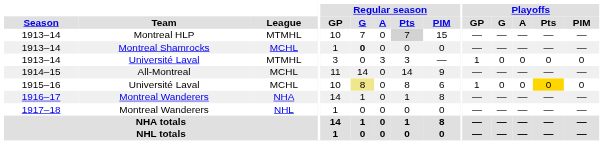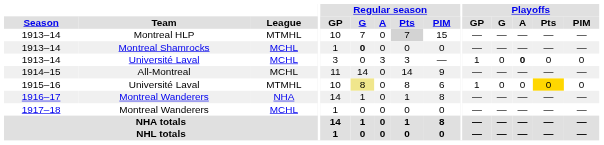(284, 59) MTMHL -> (284, 59) MCHL
(523, 59) normal -> (523, 59) bold
(284, 84) MCHL -> (284, 84) MTMHL
(284, 109) NHL -> (284, 109) MCHL
